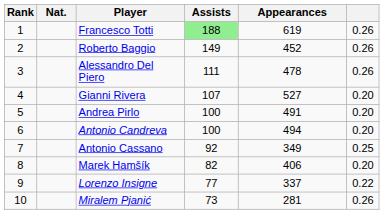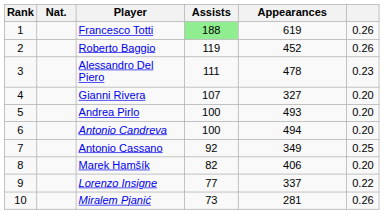(211, 48) 149 -> (211, 48) 119
(363, 71) 0.26 -> (363, 71) 0.23
(292, 95) 527 -> (292, 95) 327
(292, 113) 491 -> (292, 113) 493
